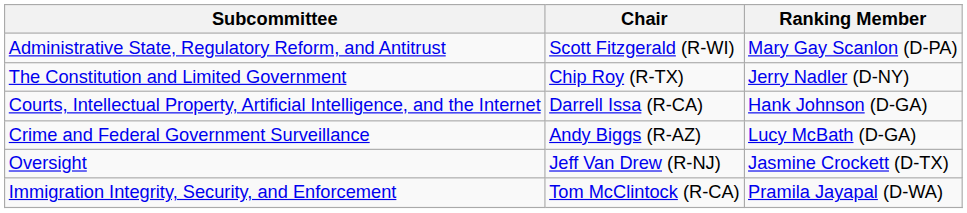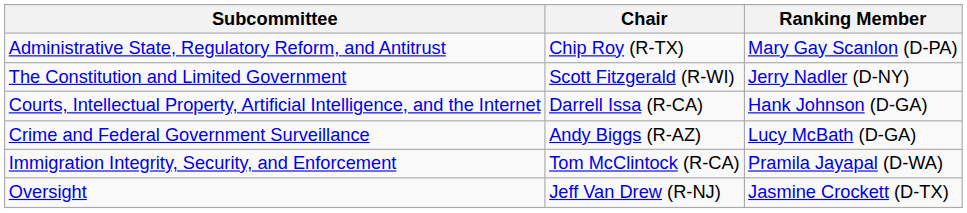(642, 47) Scott Fitzgerald (R-WI) -> (617, 47) Chip Roy (R-TX)
(617, 76) Chip Roy (R-TX) -> (642, 76) Scott Fitzgerald (R-WI)
rows swapped: (203, 192) <-> (48, 163)
